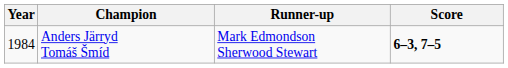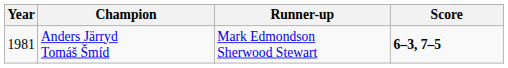(21, 44) 1984 -> (21, 44) 1981
